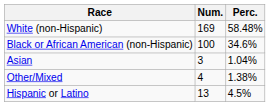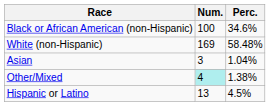rows swapped: (54, 28) <-> (100, 45)
(200, 77) no background -> (200, 77) paleturquoise background
